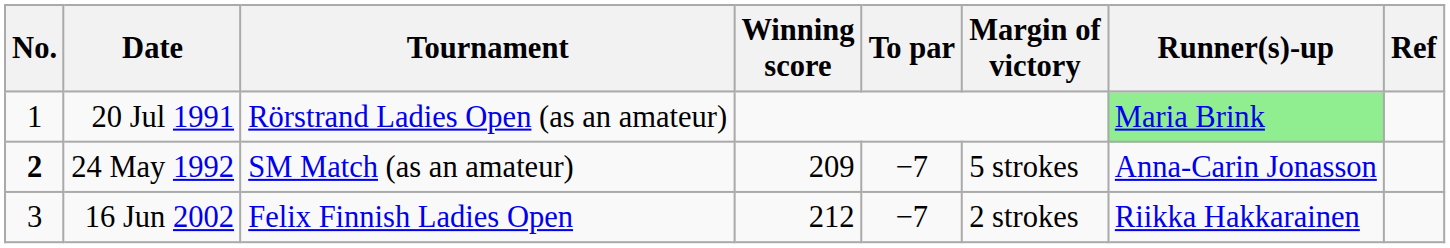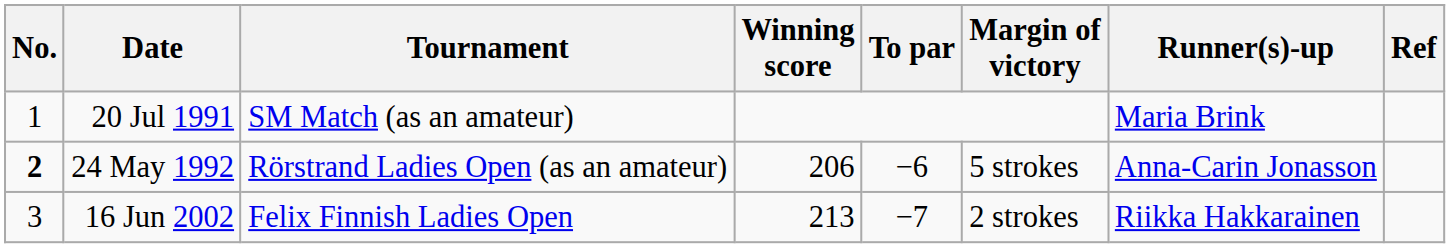(488, 116) Rörstrand Ladies Open (as an amateur) -> (411, 116) SM Match (as an amateur)
(1190, 116) lightgreen background -> (1190, 116) no background
(411, 166) SM Match (as an amateur) -> (488, 166) Rörstrand Ladies Open (as an amateur)
(832, 166) 209 -> (832, 166) 206
(912, 166) −7 -> (912, 166) −6
(832, 217) 212 -> (832, 217) 213
